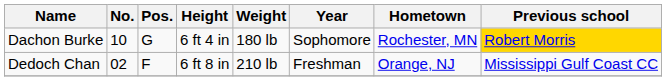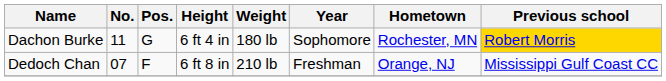(119, 40) 10 -> (118, 40) 11
(119, 64) 02 -> (119, 64) 07
